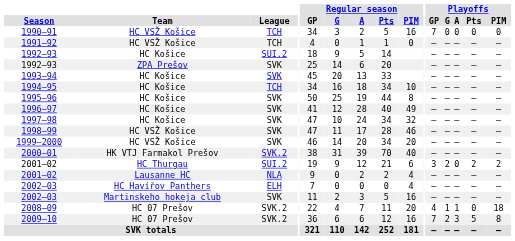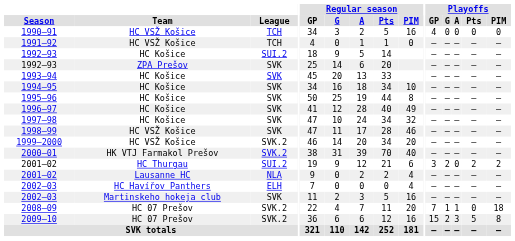(434, 32) 7 -> (434, 32) 4
(274, 87) TCH -> (274, 87) SVK
(274, 142) SVK -> (274, 142) SVK.2
(434, 208) 4 -> (434, 208) 7
(434, 219) 7 -> (434, 219) 15
